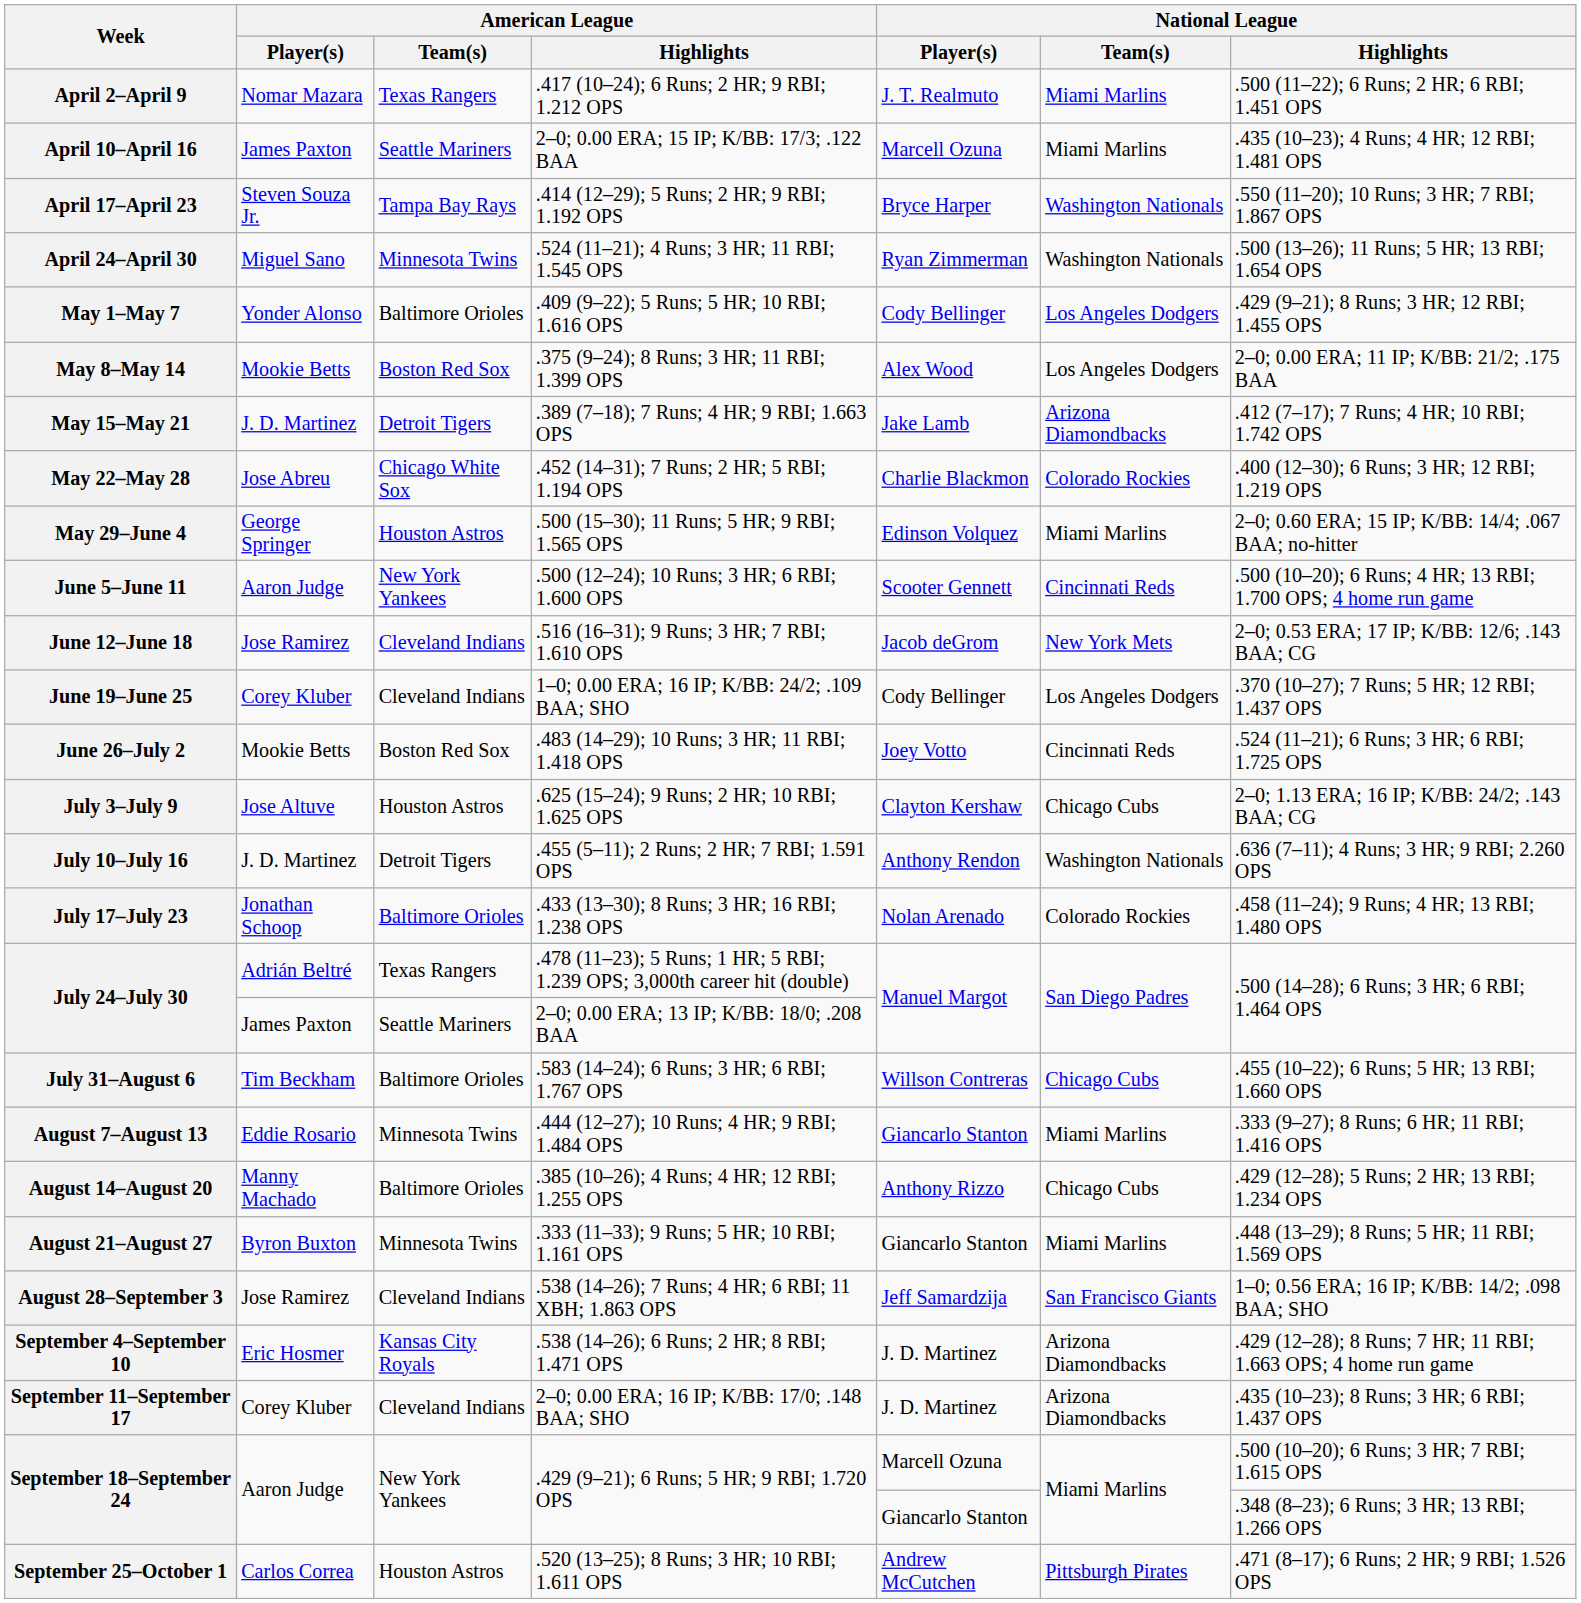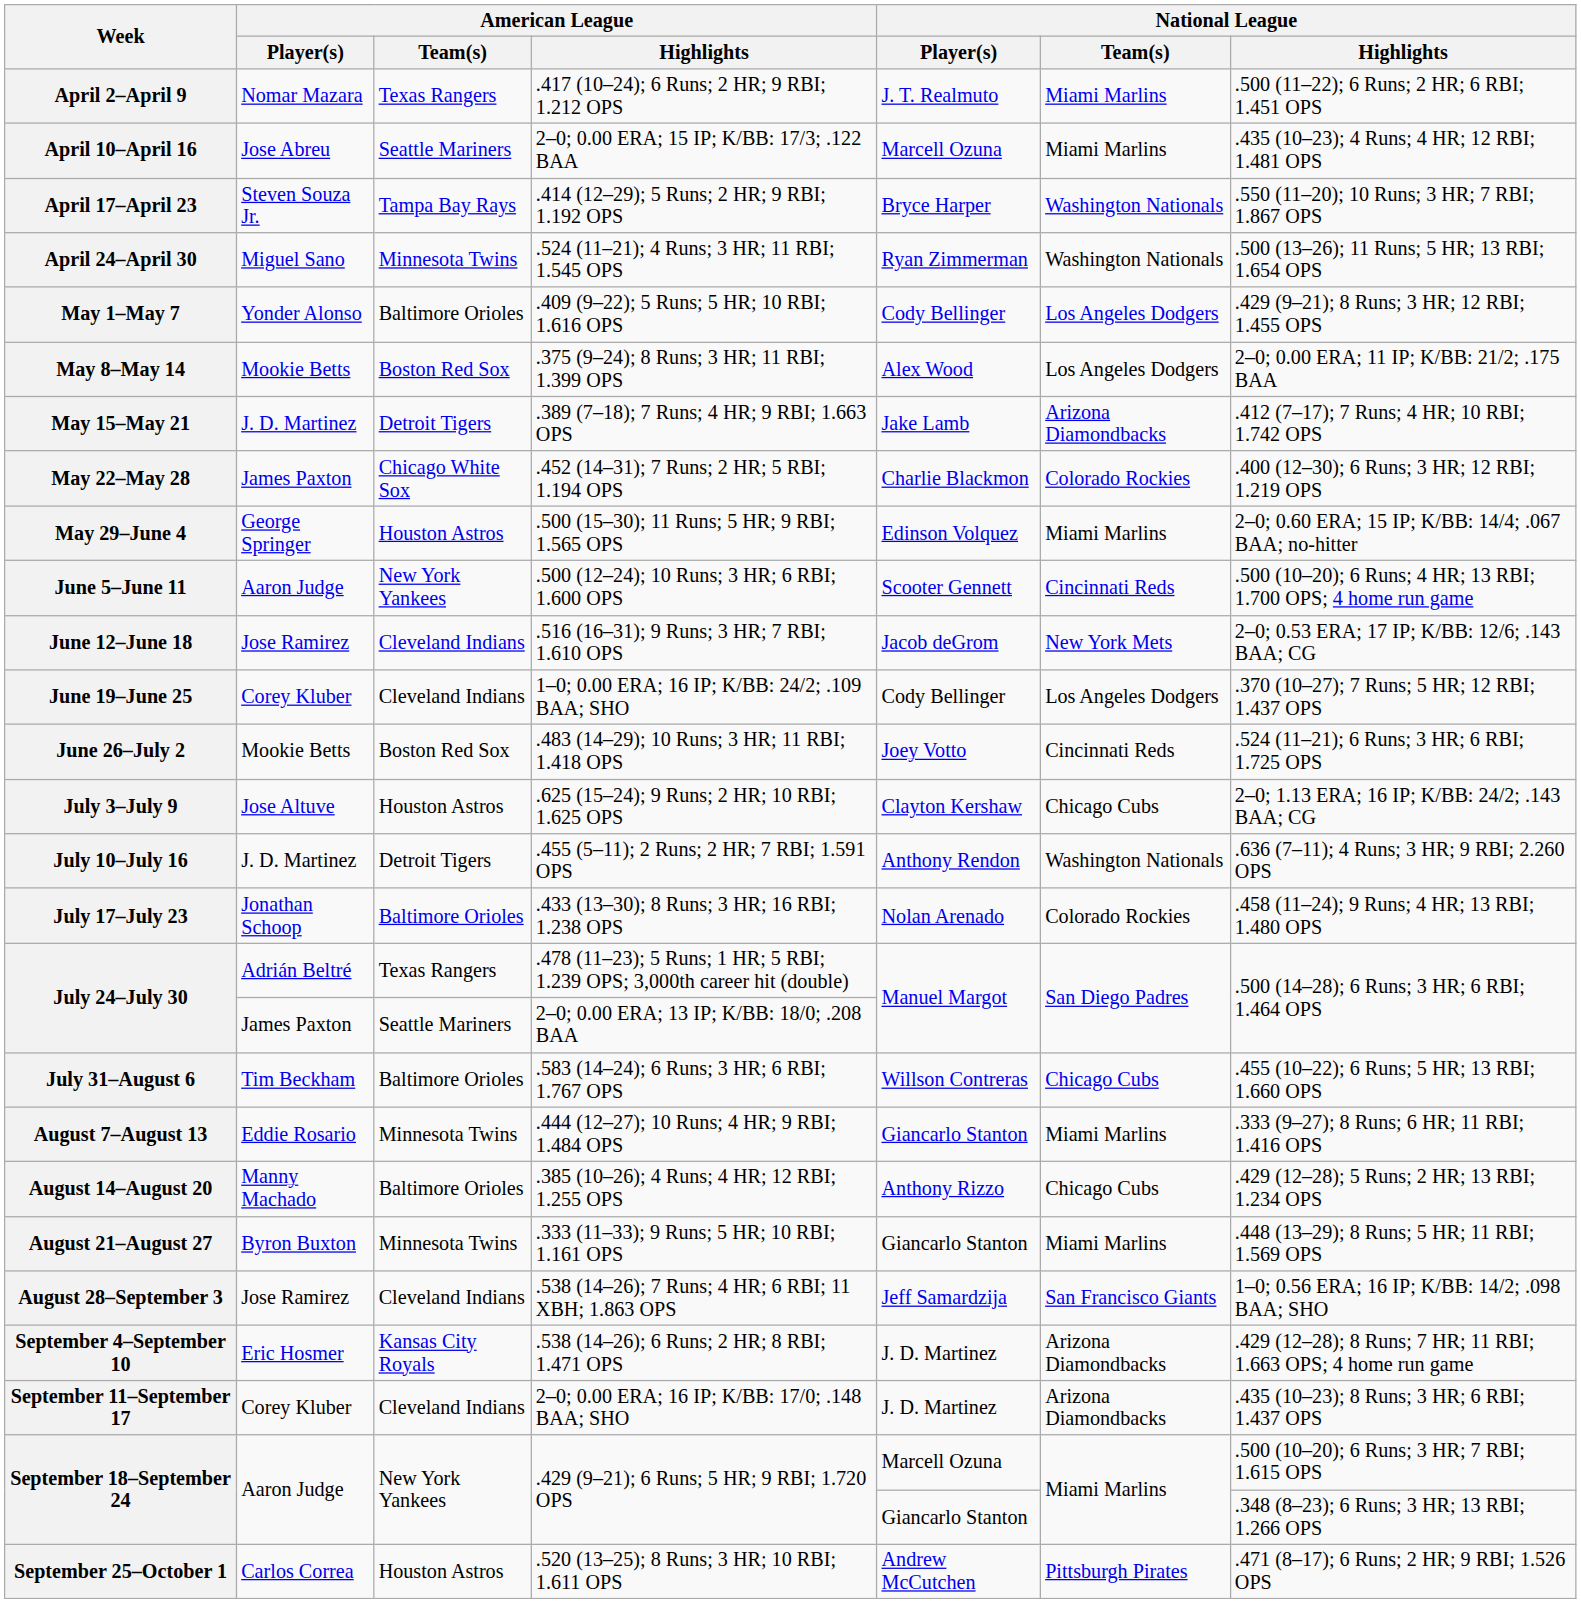(296, 150) James Paxton -> (286, 150) Jose Abreu
(286, 478) Jose Abreu -> (296, 478) James Paxton
